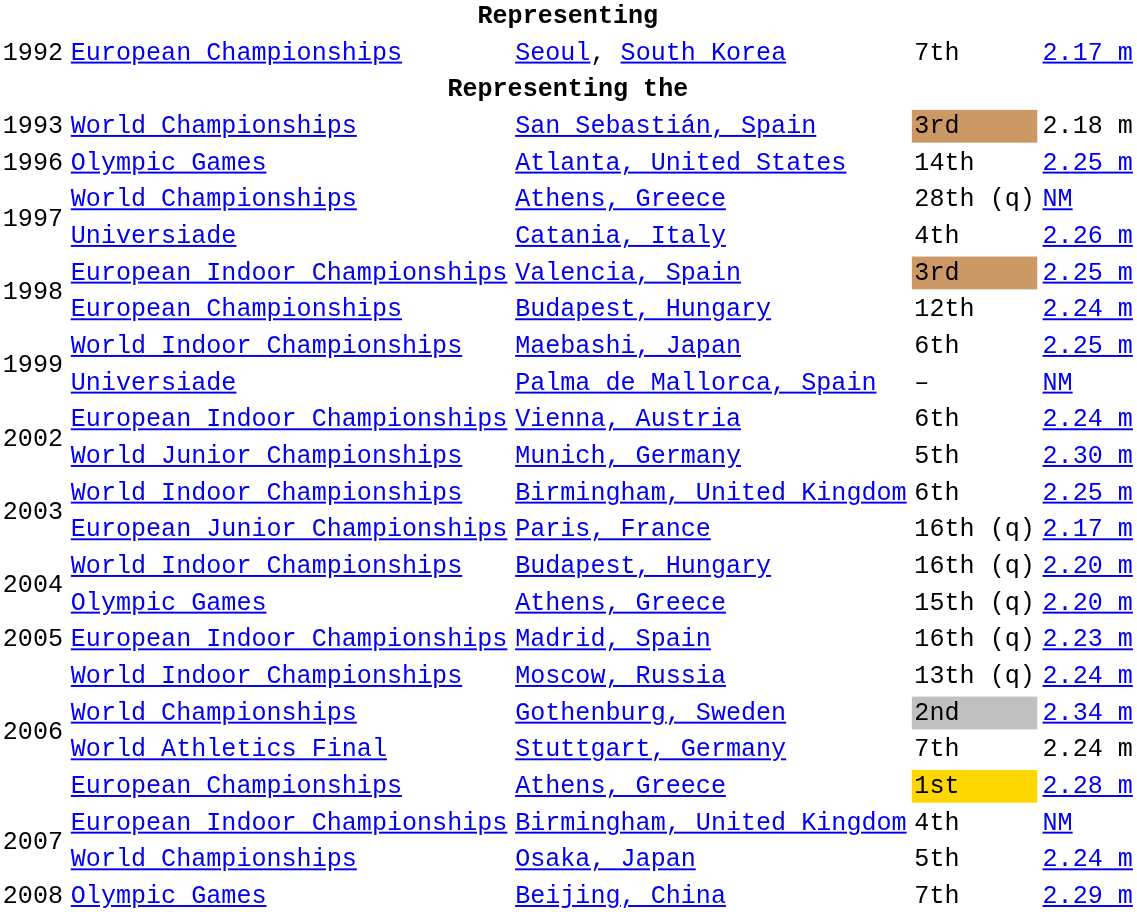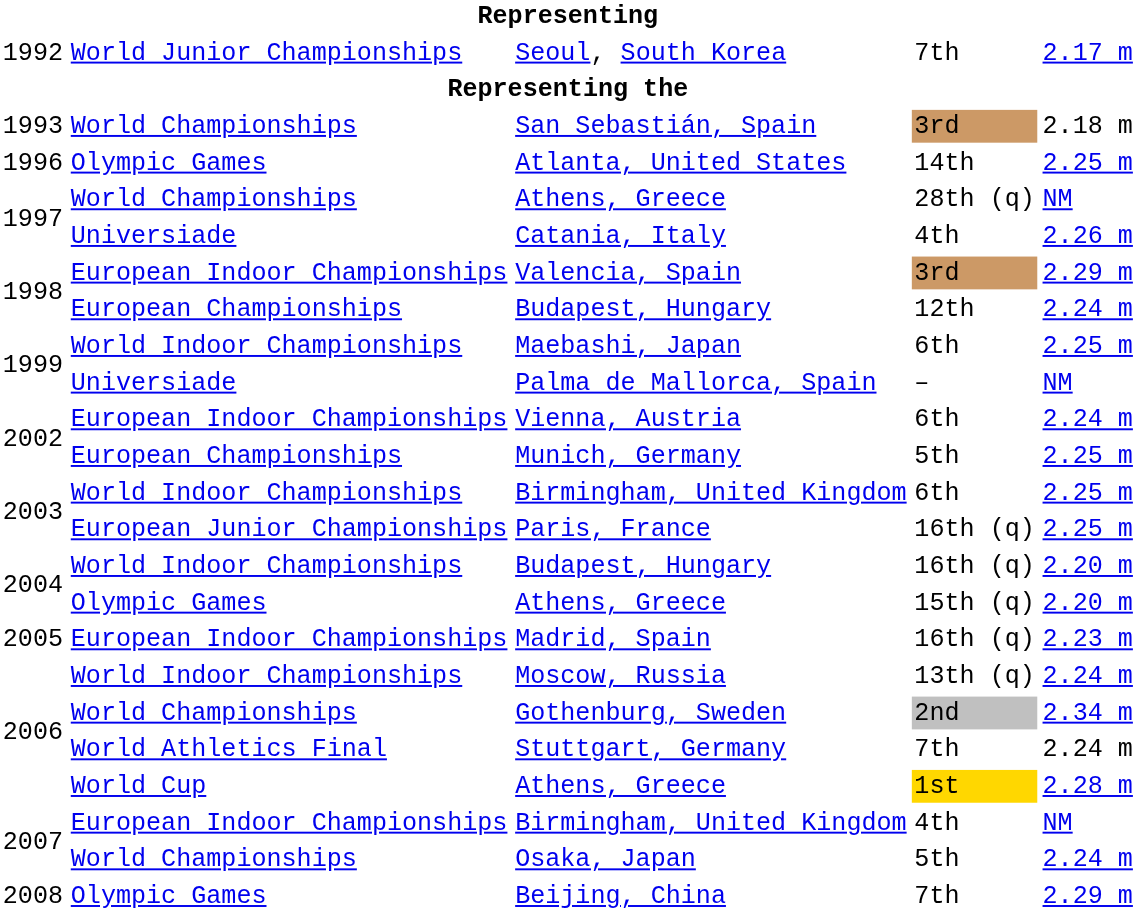(236, 53) European Championships -> (267, 53) World Junior Championships
(1088, 273) 2.25 m -> (1088, 273) 2.29 m
(267, 456) World Junior Championships -> (236, 456) European Championships
(1088, 456) 2.30 m -> (1088, 456) 2.25 m
(1088, 530) 2.17 m -> (1088, 530) 2.25 m
(236, 786) European Championships -> (139, 786) World Cup
